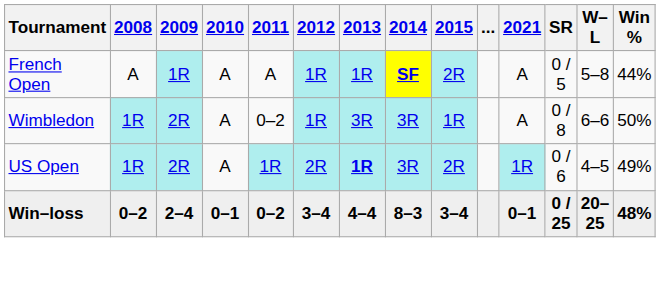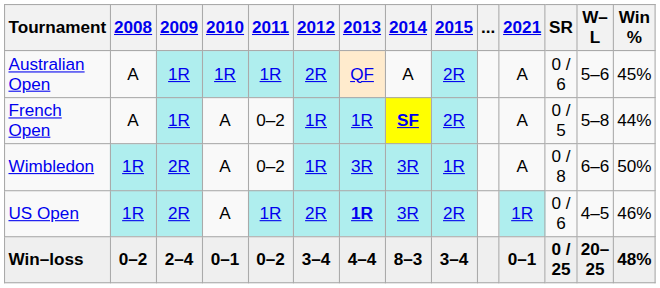+ row: (47, 74)
(271, 74) A -> (271, 120) 0–2
(634, 166) 49% -> (634, 213) 46%
